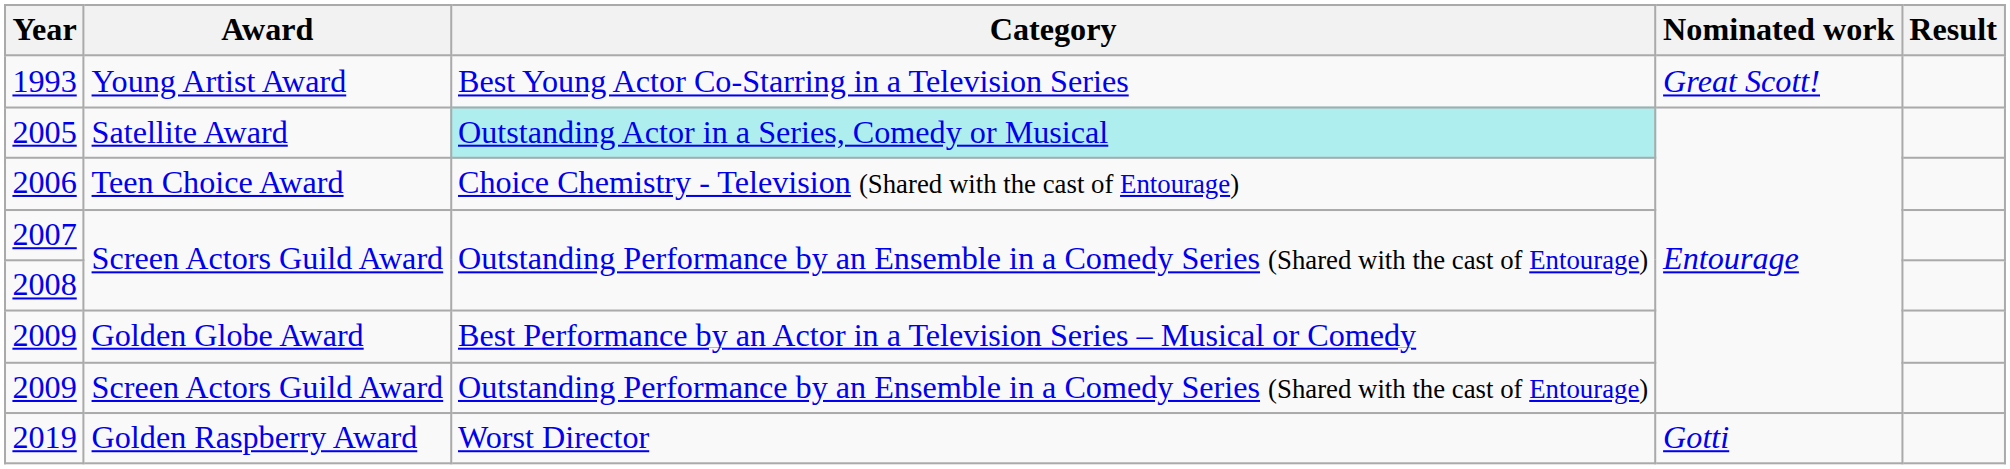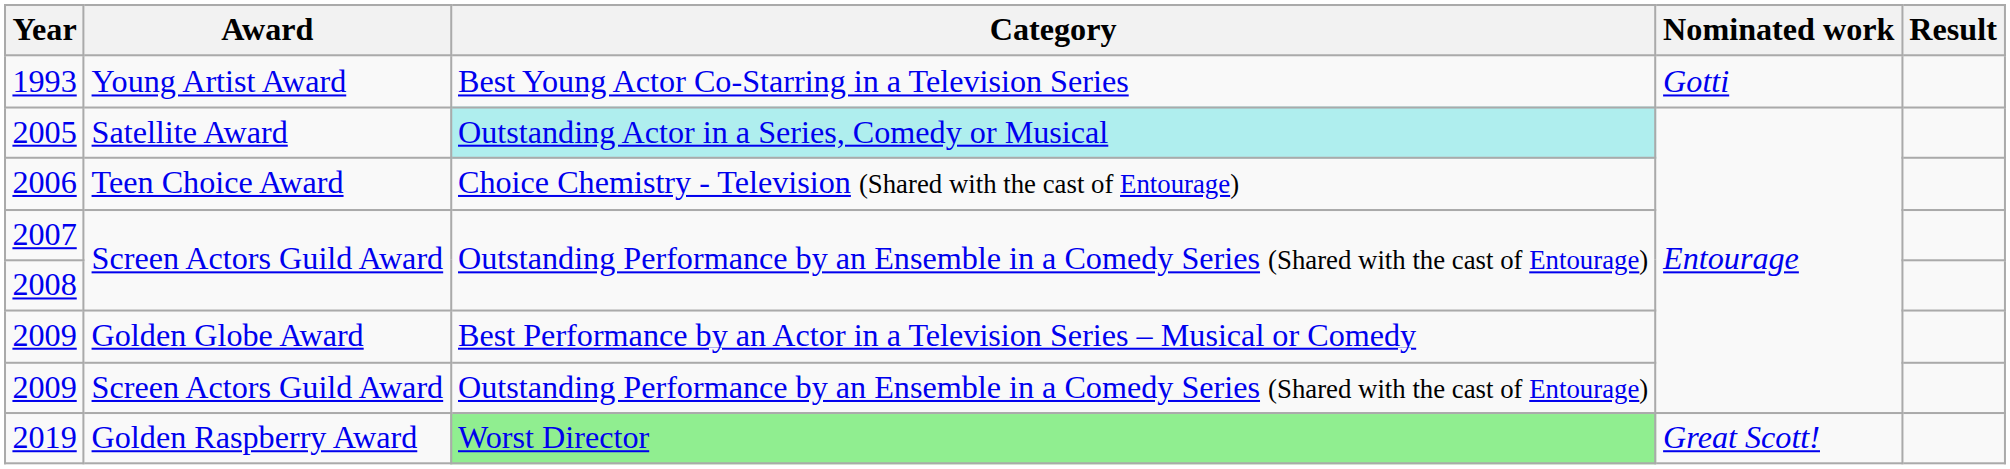(1742, 81) Great Scott! -> (1696, 81) Gotti
(554, 438) no background -> (554, 438) lightgreen background
(1696, 438) Gotti -> (1742, 438) Great Scott!
